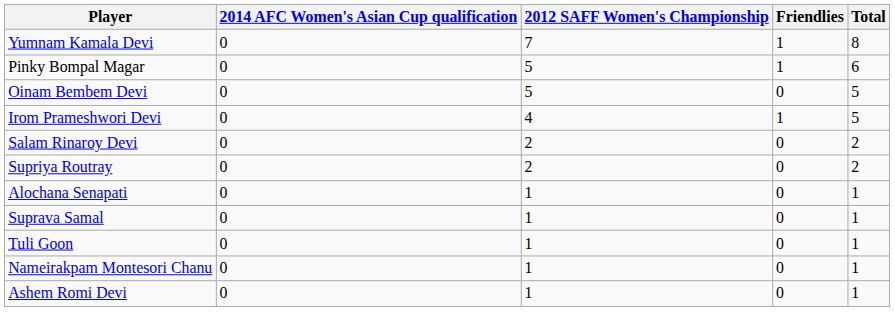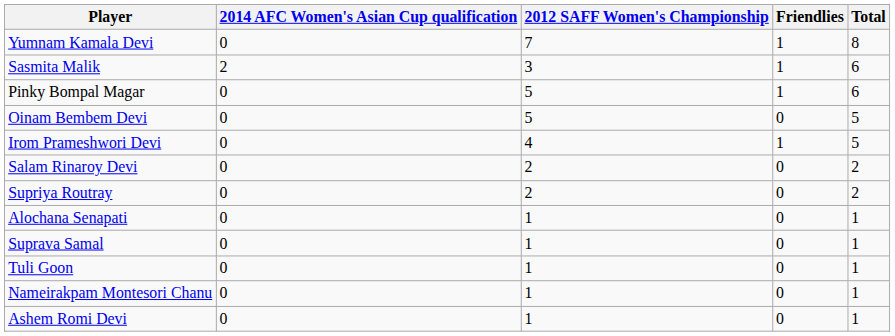+ row: (54, 67)
